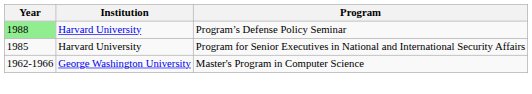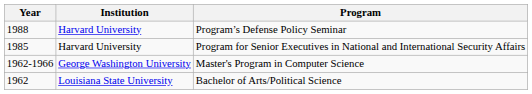(18, 30) lightgreen background -> (18, 30) no background
+ row: (269, 81)
